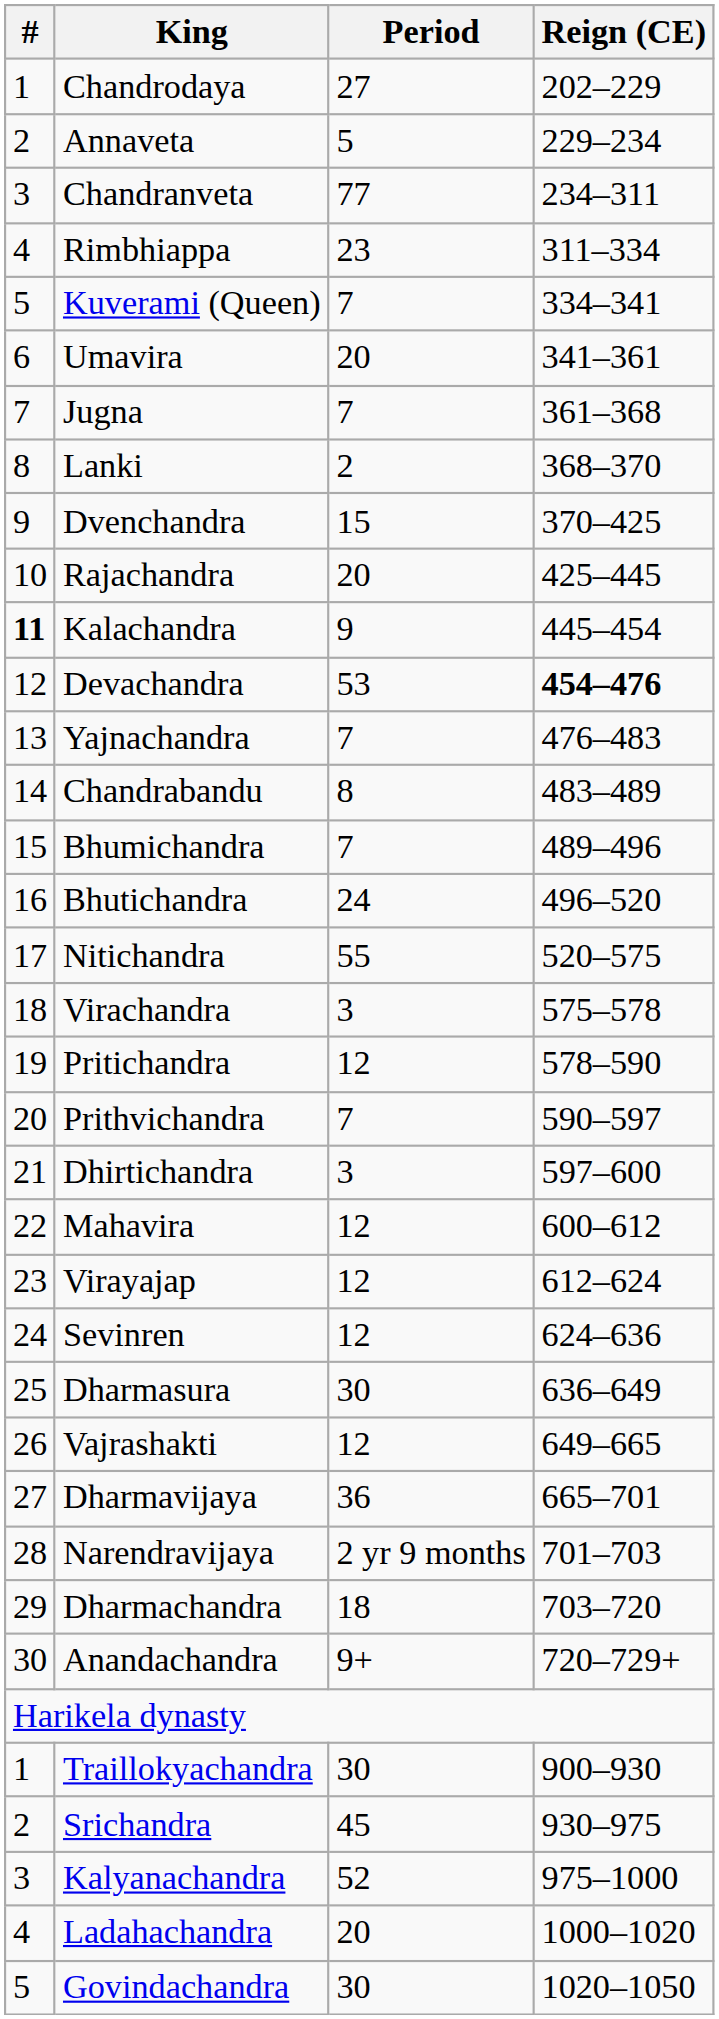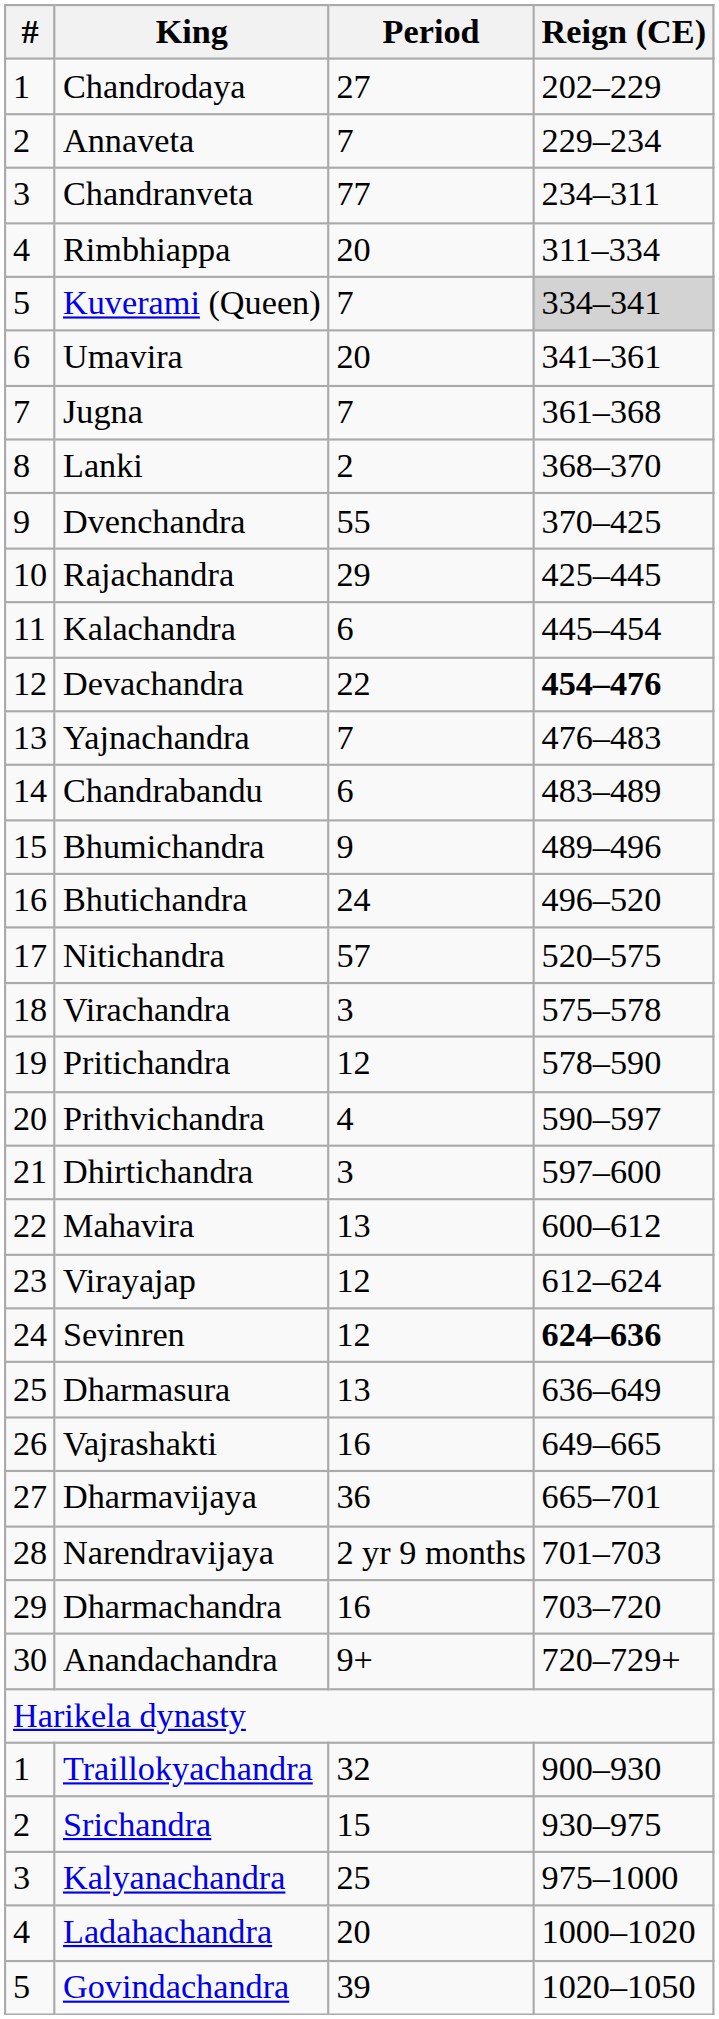(345, 140) 5 -> (345, 140) 7
(354, 248) 23 -> (354, 248) 20
(601, 303) no background -> (601, 303) lightgrey background
(354, 520) 15 -> (354, 520) 55
(354, 574) 20 -> (354, 574) 29
(29, 628) bold -> (29, 628) normal
(345, 628) 9 -> (345, 628) 6
(354, 683) 53 -> (354, 683) 22
(345, 791) 8 -> (345, 791) 6
(345, 846) 7 -> (345, 846) 9
(354, 954) 55 -> (354, 954) 57
(345, 1117) 7 -> (345, 1117) 4
(354, 1226) 12 -> (354, 1226) 13
(601, 1334) normal -> (601, 1334) bold
(354, 1389) 30 -> (354, 1389) 13
(354, 1443) 12 -> (354, 1443) 16
(354, 1606) 18 -> (354, 1606) 16
(354, 1769) 30 -> (354, 1769) 32
(354, 1823) 45 -> (354, 1823) 15
(354, 1877) 52 -> (354, 1877) 25
(354, 1986) 30 -> (354, 1986) 39
